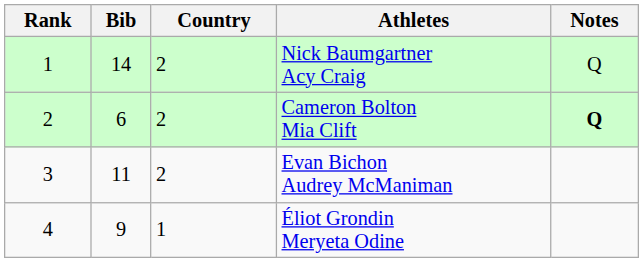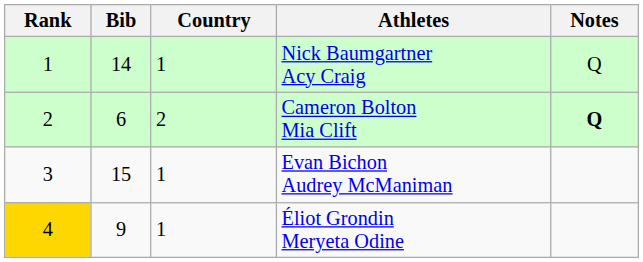(161, 64) 2 -> (161, 64) 1
(121, 174) 11 -> (121, 174) 15
(161, 174) 2 -> (161, 174) 1
(48, 229) no background -> (48, 229) gold background
